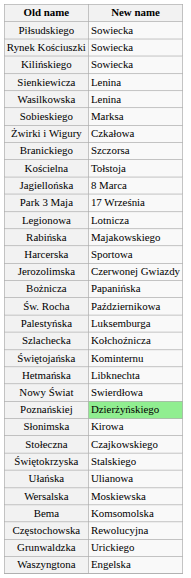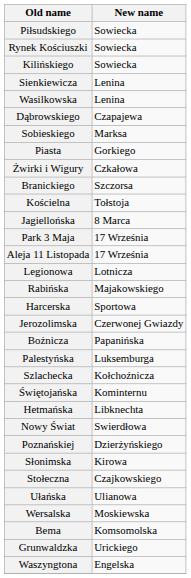+ row: (48, 116)
+ row: (48, 151)
+ row: (48, 254)
- row: (46, 306)
(125, 409) lightgreen background -> (128, 444) no background
- row: (46, 461)
- row: (46, 530)
